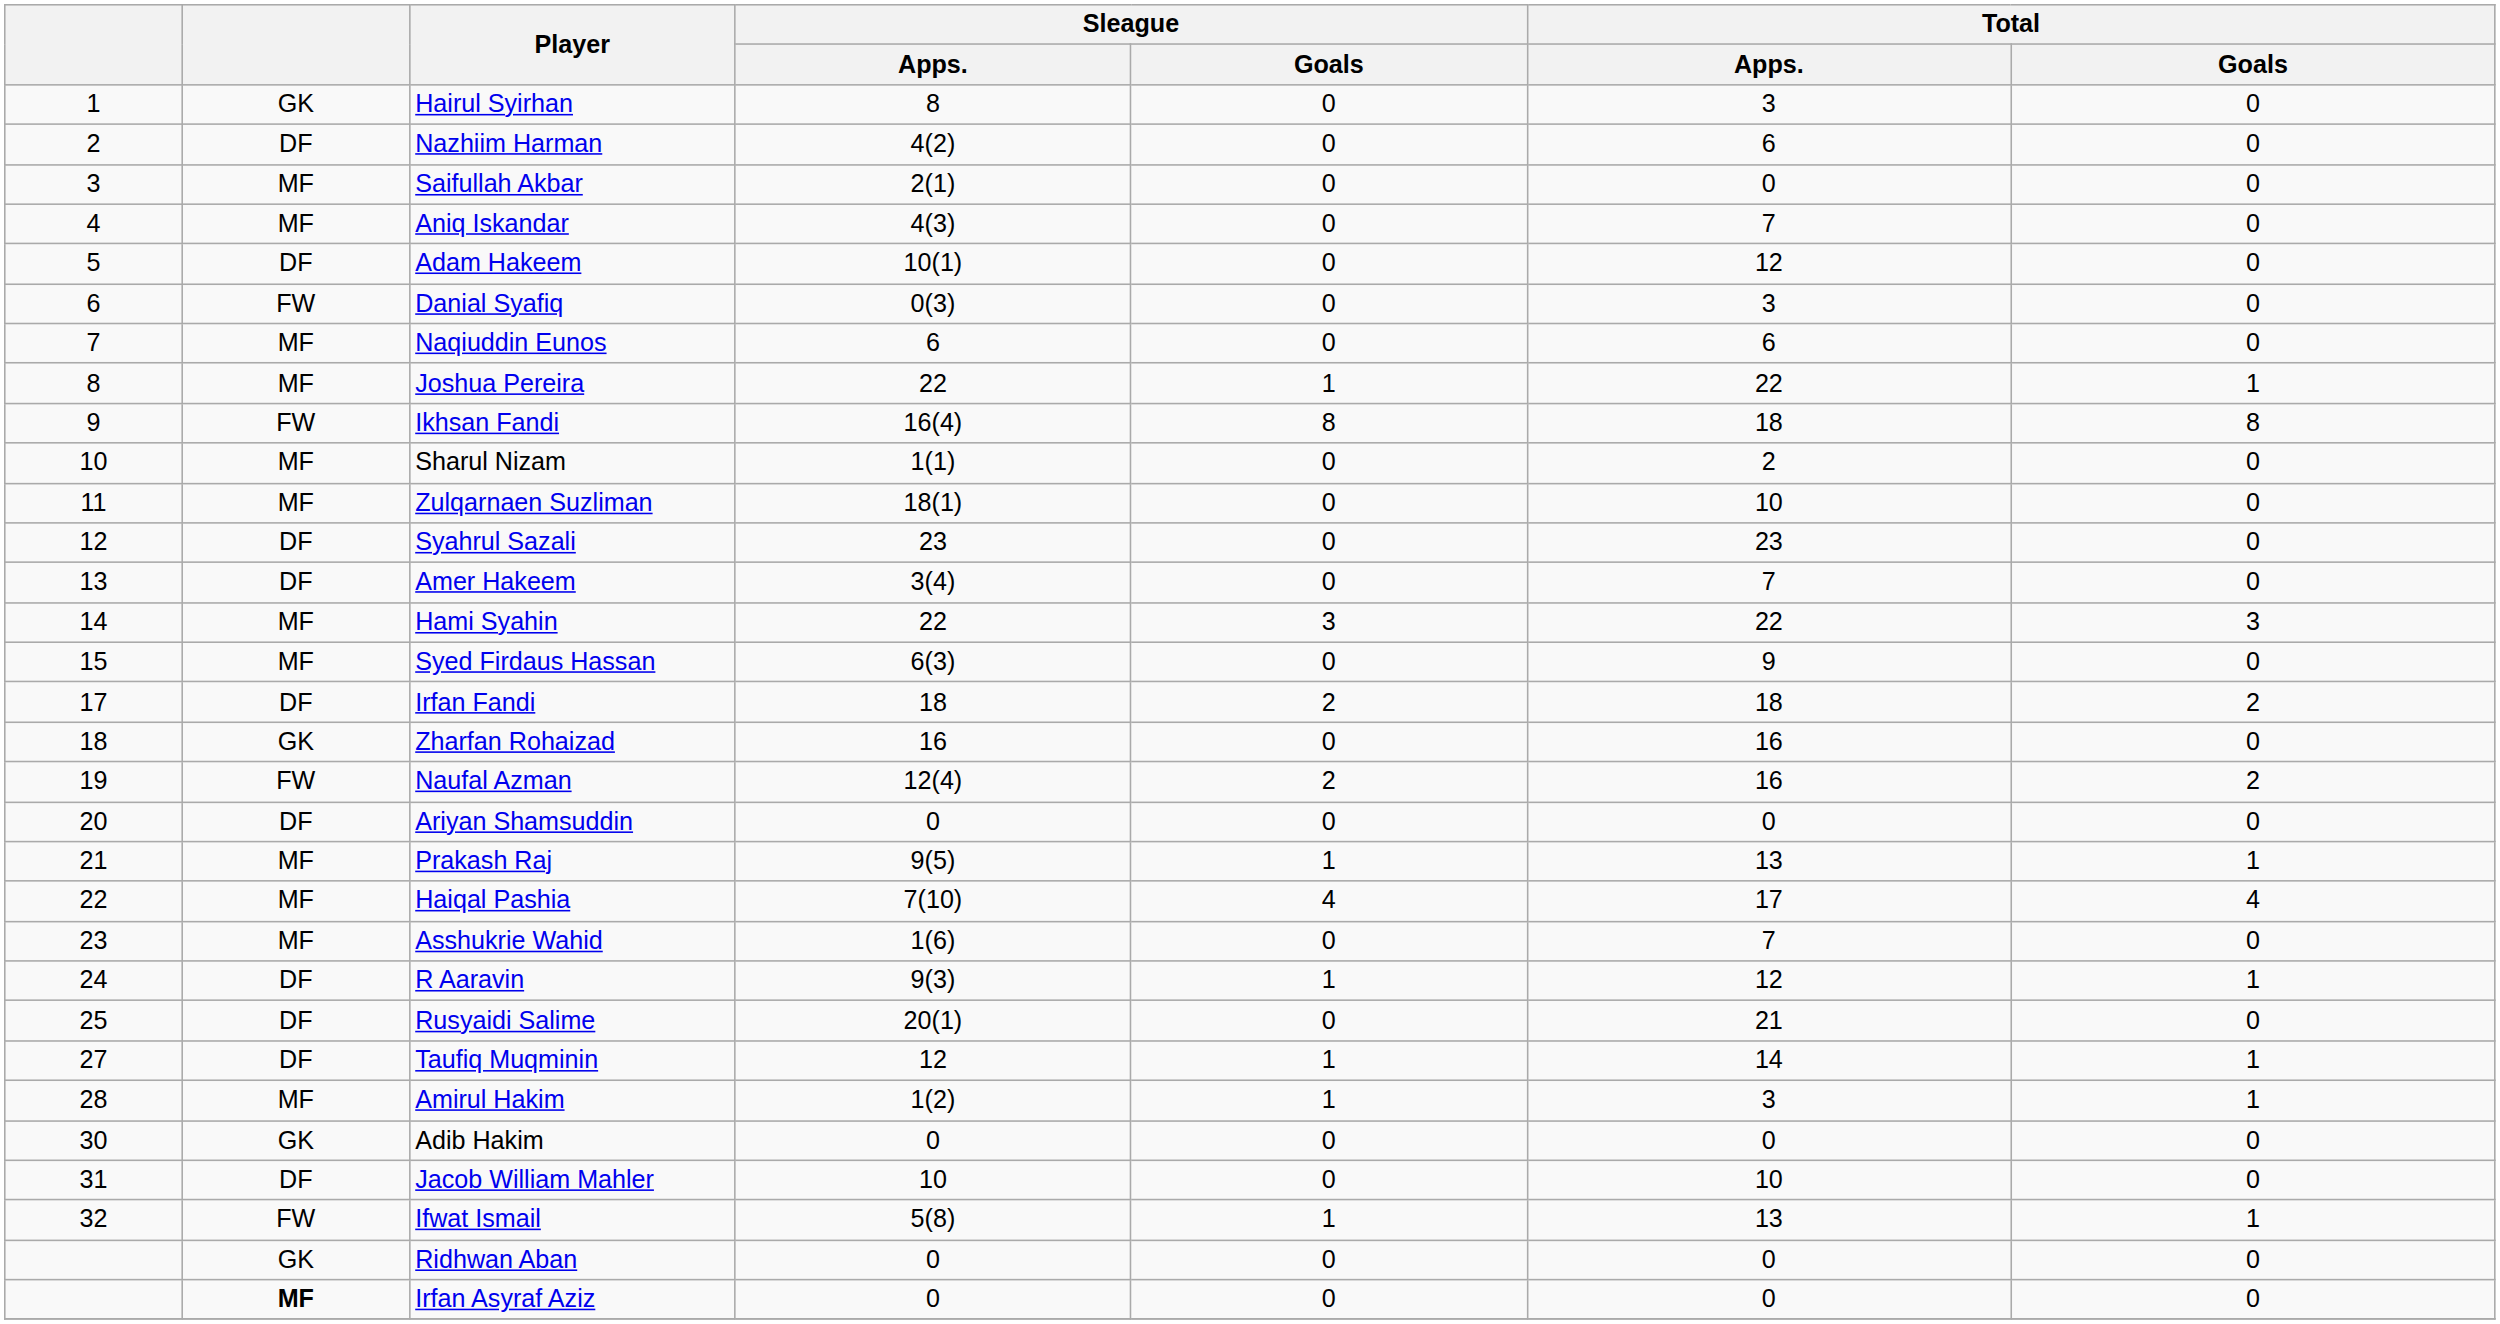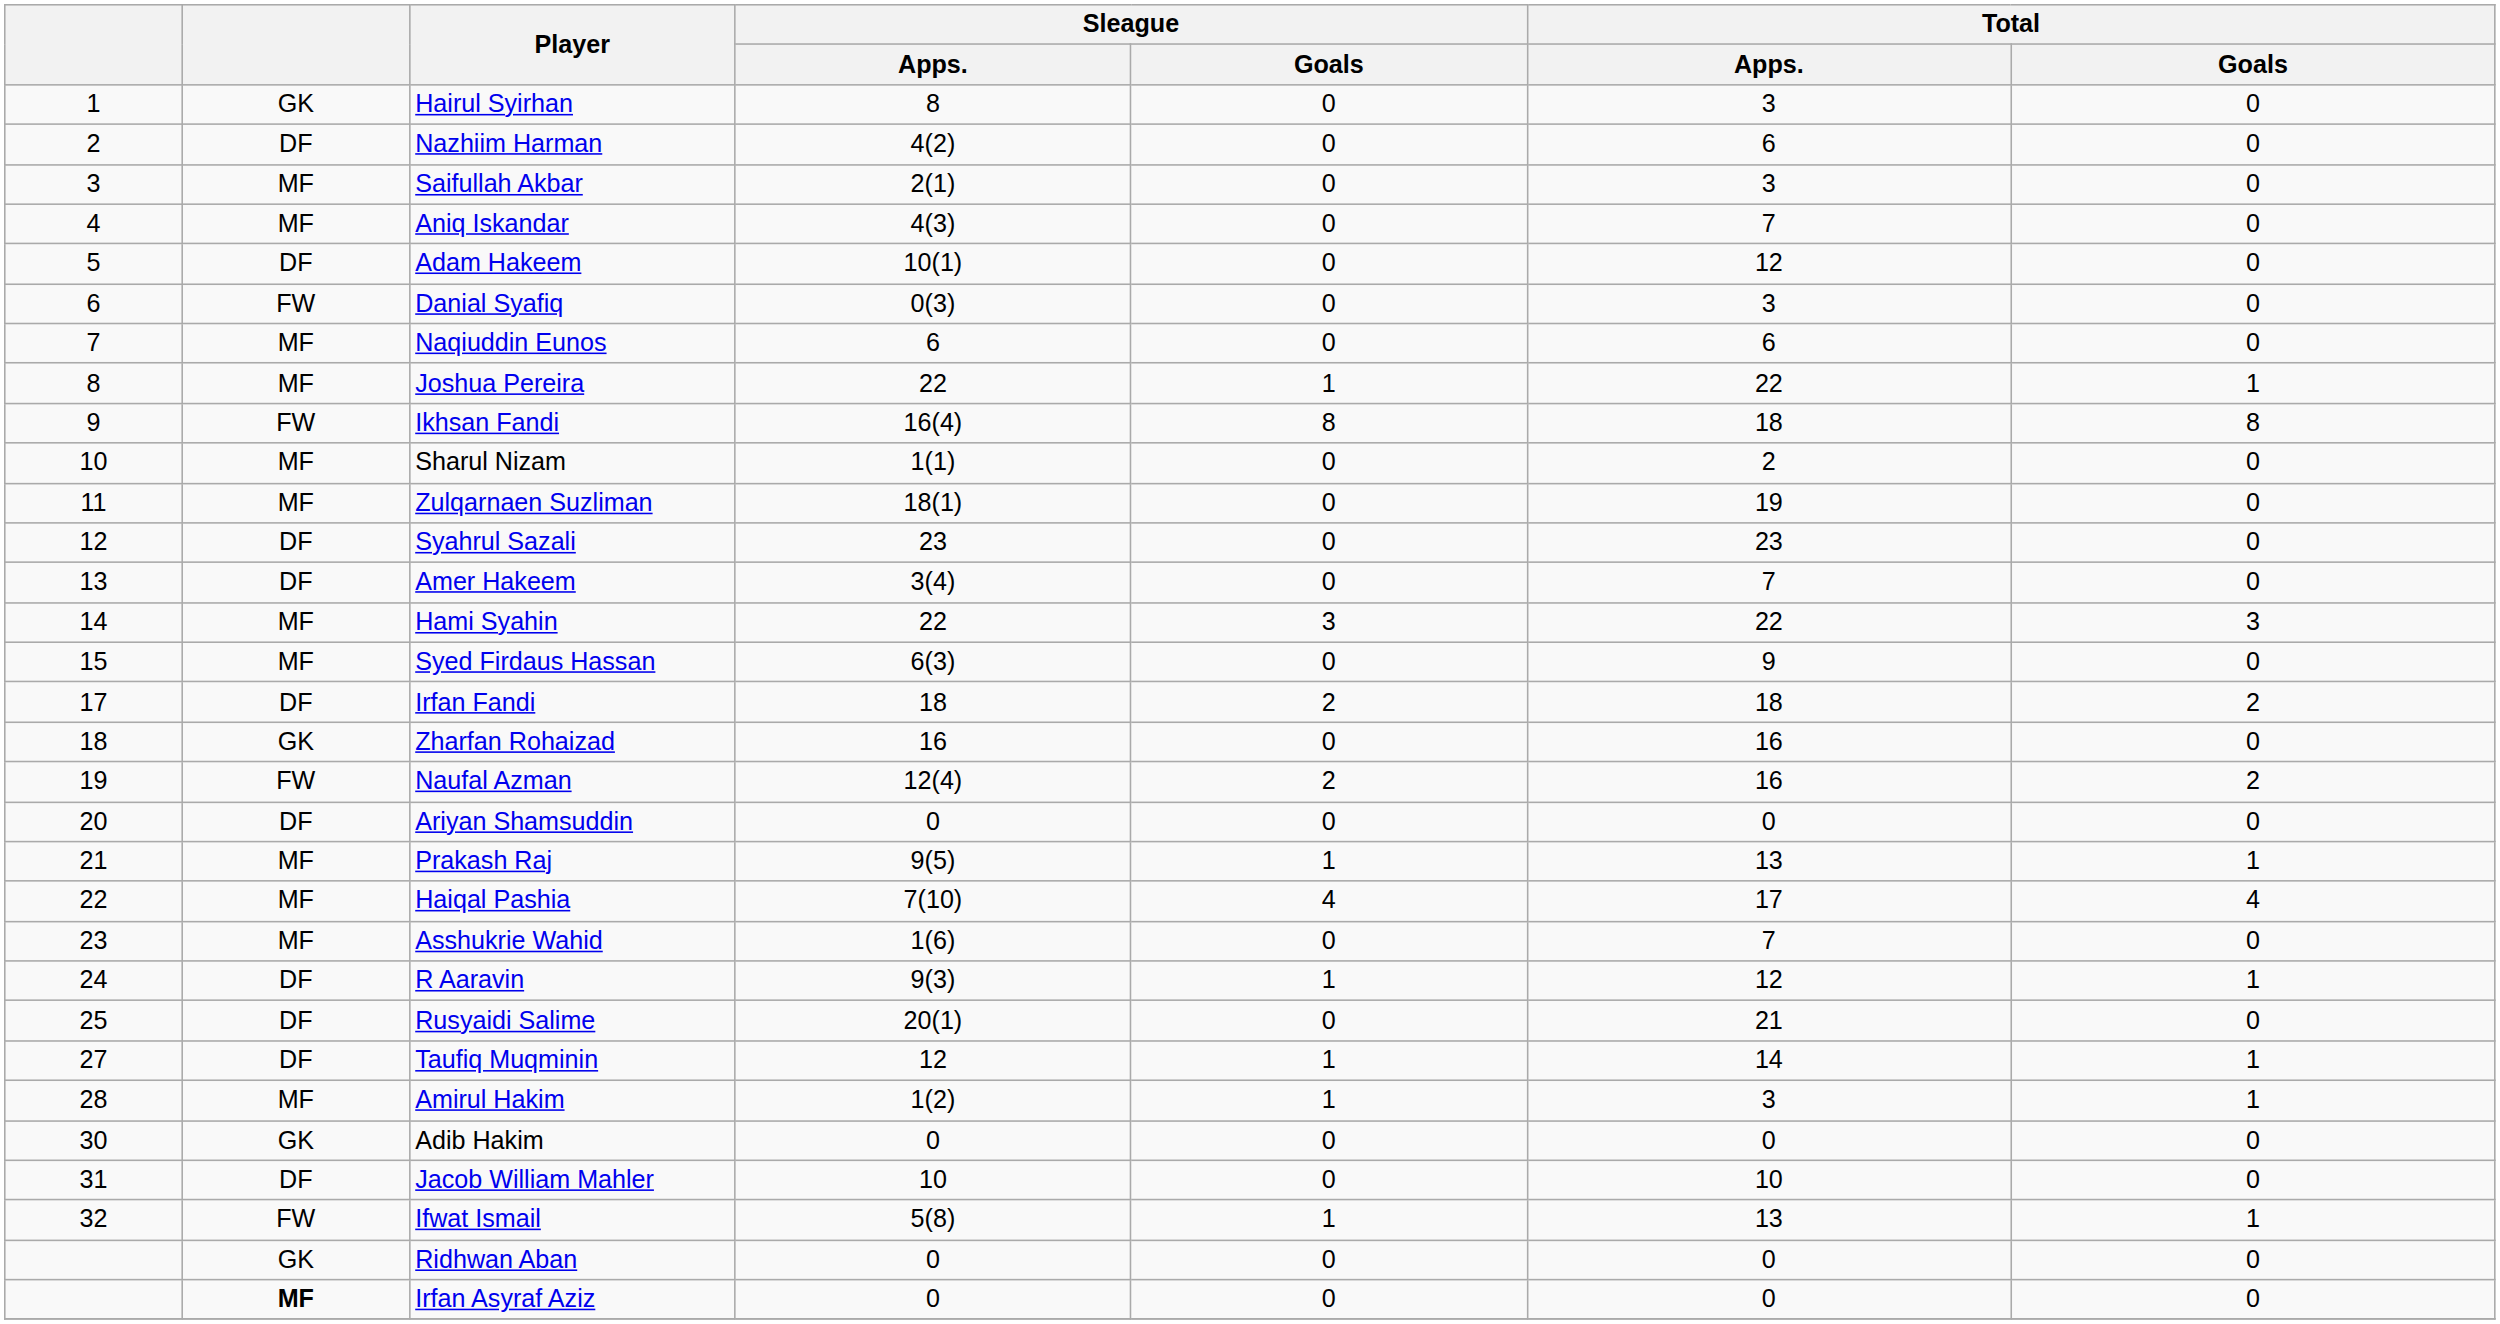(1769, 183) 0 -> (1769, 183) 3
(1769, 502) 10 -> (1769, 502) 19
